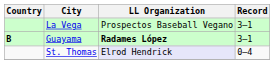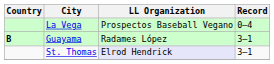(245, 25) 3–1 -> (245, 25) 0–4
(134, 39) bold -> (134, 39) normal
(245, 53) 0–4 -> (245, 53) 3–1
